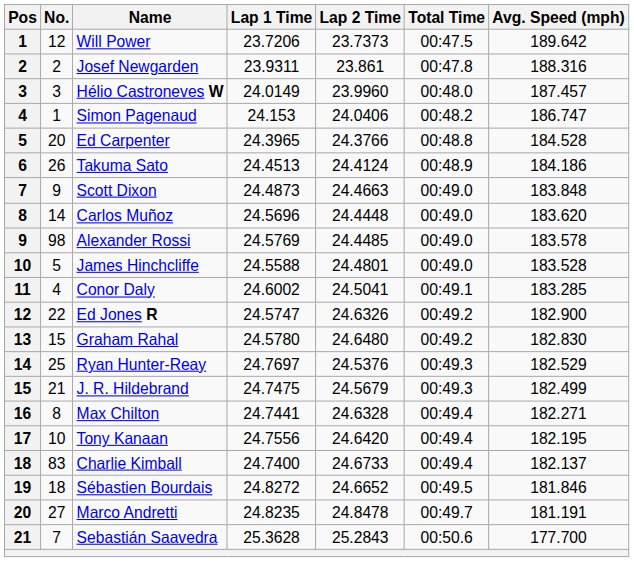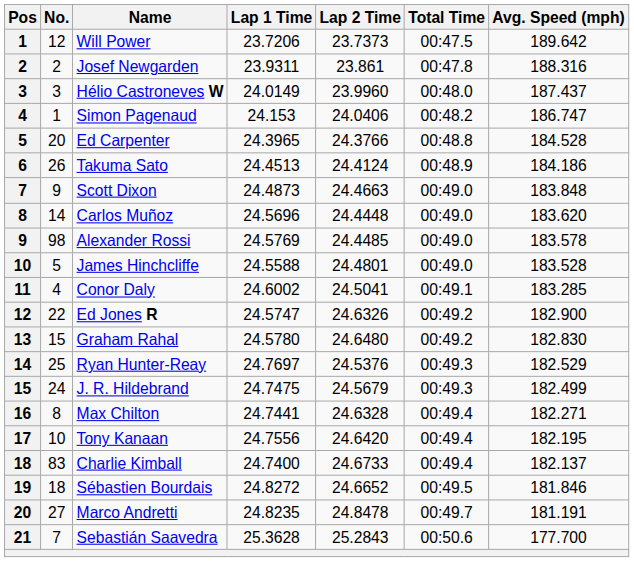(558, 91) 187.457 -> (558, 91) 187.437
(57, 389) 21 -> (57, 389) 24
